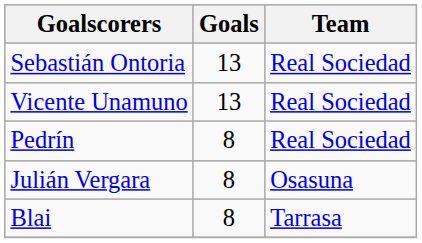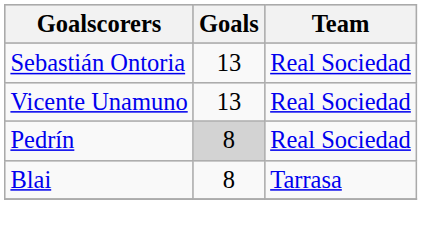(229, 140) no background -> (229, 140) lightgrey background
- row: (80, 179)
